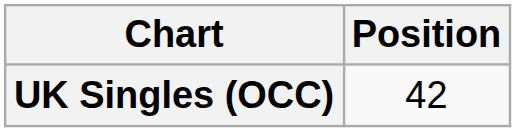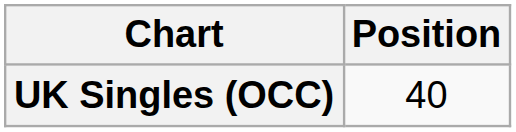(426, 94) 42 -> (426, 94) 40
